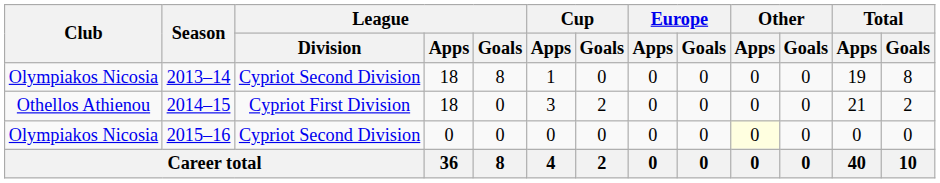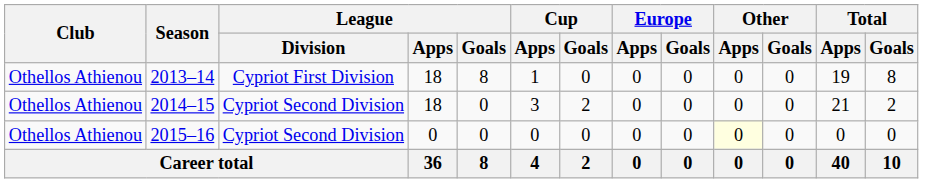(83, 76) Olympiakos Nicosia -> (75, 76) Othellos Athienou
(330, 76) Cypriot Second Division -> (313, 76) Cypriot First Division
(330, 105) Cypriot First Division -> (313, 105) Cypriot Second Division
(83, 134) Olympiakos Nicosia -> (75, 134) Othellos Athienou
